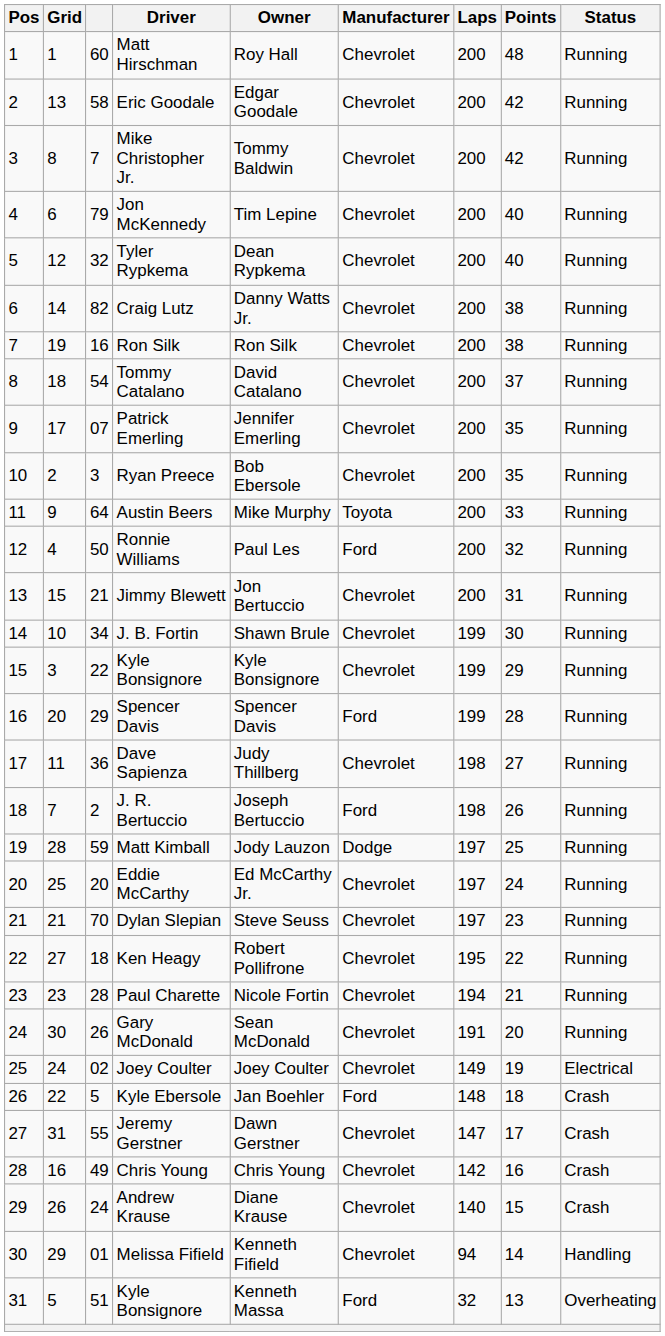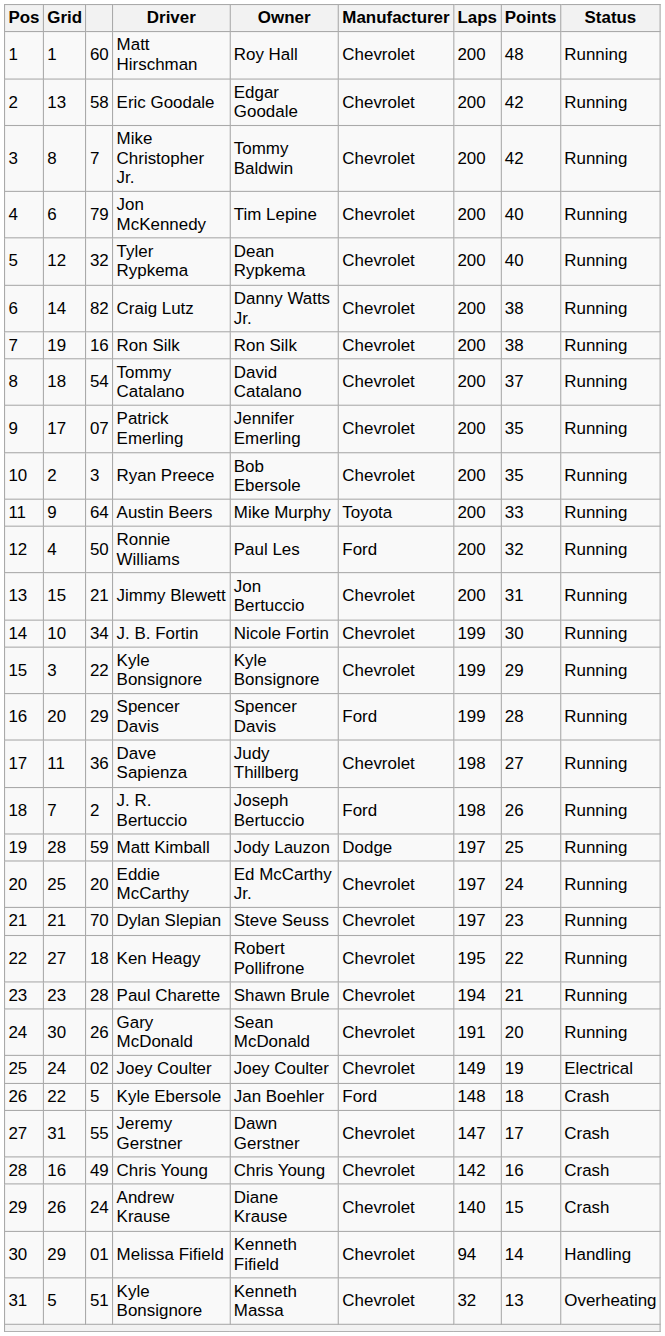(282, 632) Shawn Brule -> (281, 632) Nicole Fortin
(281, 994) Nicole Fortin -> (282, 994) Shawn Brule
(360, 1300) Ford -> (379, 1300) Chevrolet
